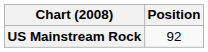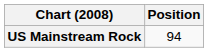(174, 36) 92 -> (174, 36) 94
